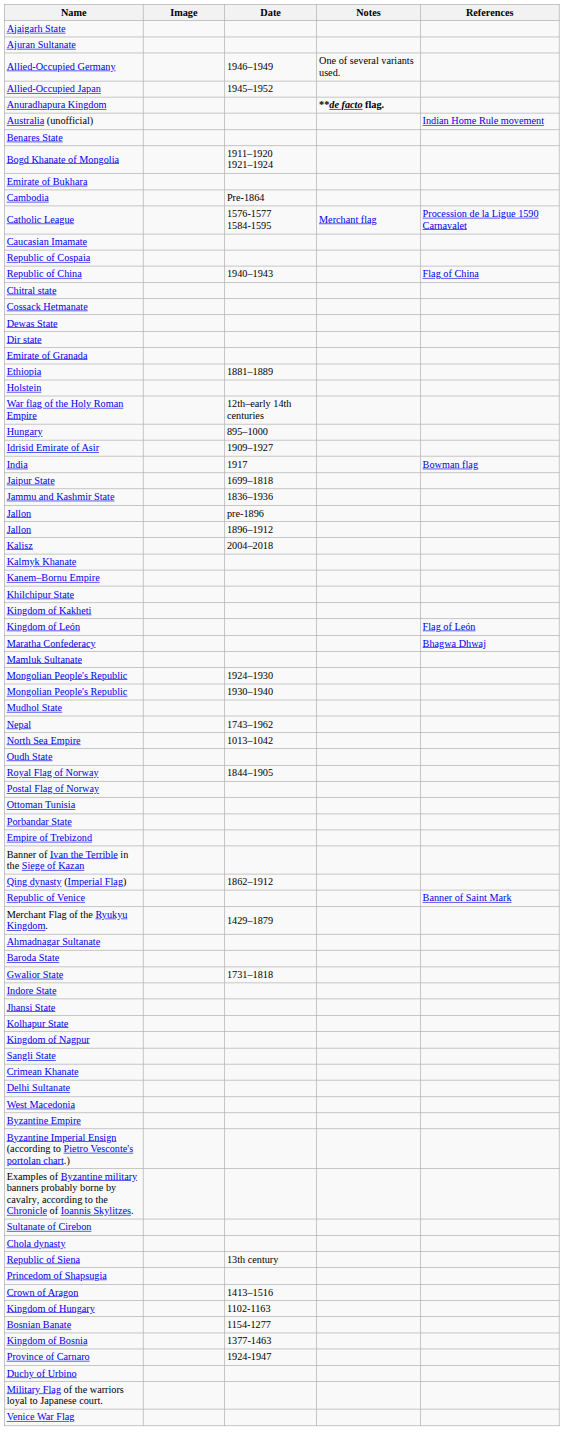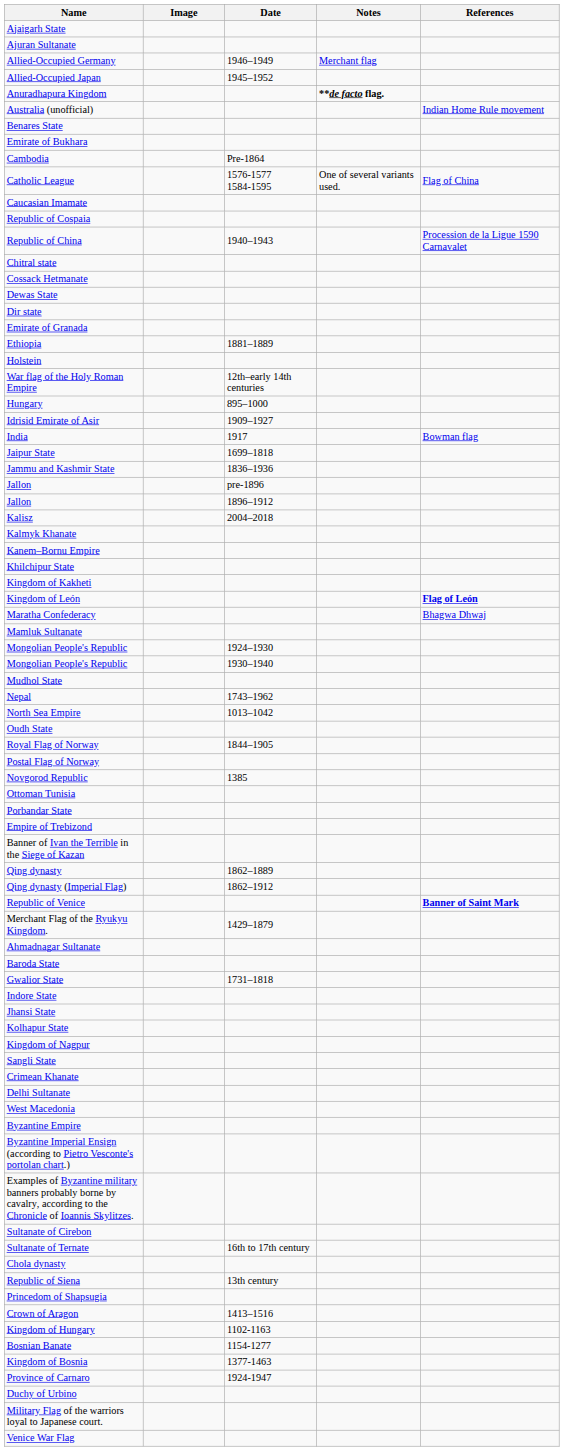(366, 67) One of several variants used. -> (348, 61) Merchant flag
- row: (63, 159)
(348, 220) Merchant flag -> (366, 180) One of several variants used.
(481, 220) Procession de la Ligue 1590 Carnavalet -> (451, 180) Flag of China
(451, 274) Flag of China -> (481, 241) Procession de la Ligue 1590 Carnavalet
(449, 627) normal -> (450, 599) bold
+ row: (47, 777)
+ row: (34, 870)
(467, 898) normal -> (471, 903) bold
+ row: (48, 1248)
